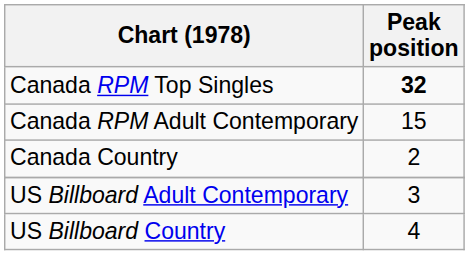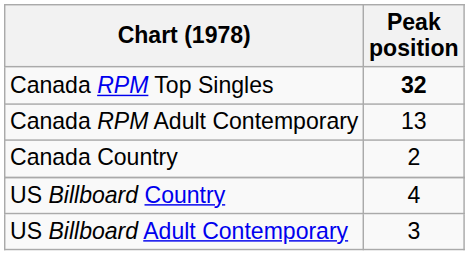(414, 121) 15 -> (414, 121) 13
rows swapped: (179, 194) <-> (118, 231)
